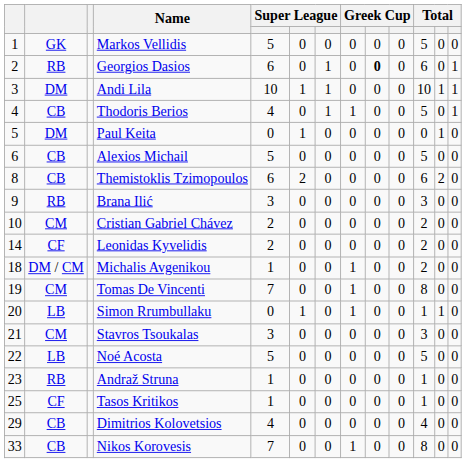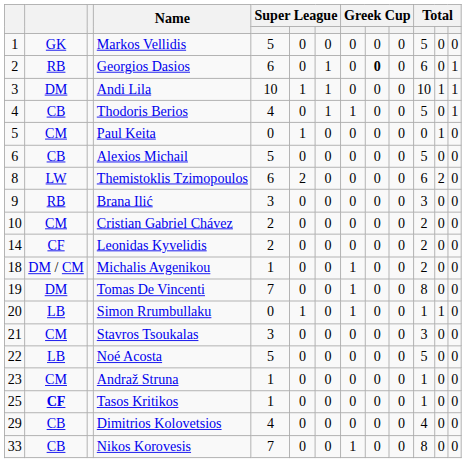(56, 133) DM -> (56, 133) CM
(56, 178) CB -> (56, 178) LW
(56, 290) CM -> (56, 290) DM
(56, 379) RB -> (56, 379) CM
(56, 401) normal -> (56, 401) bold
